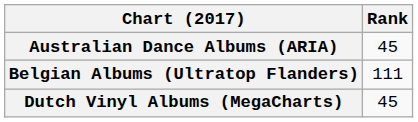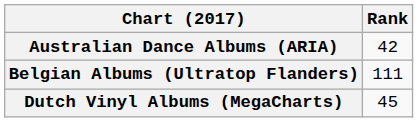(388, 47) 45 -> (388, 47) 42
